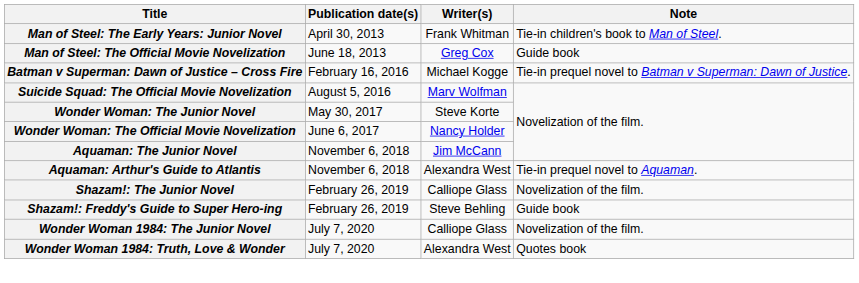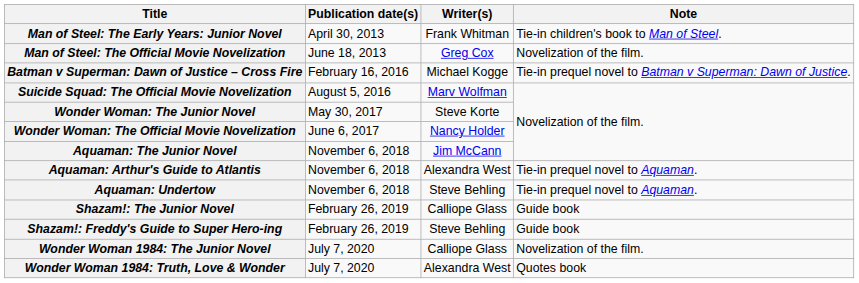(548, 53) Guide book -> (580, 53) Novelization of the film.
+ row: (155, 190)
(580, 190) Novelization of the film. -> (548, 209) Guide book
